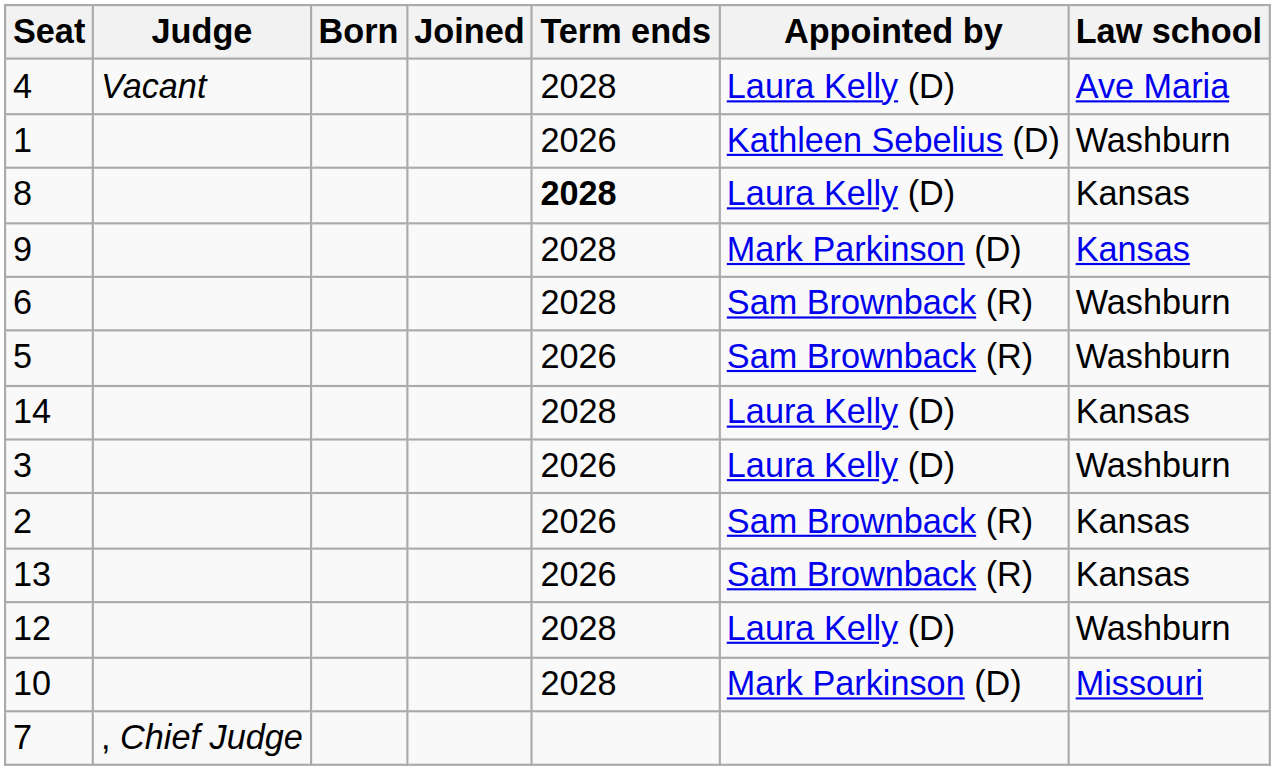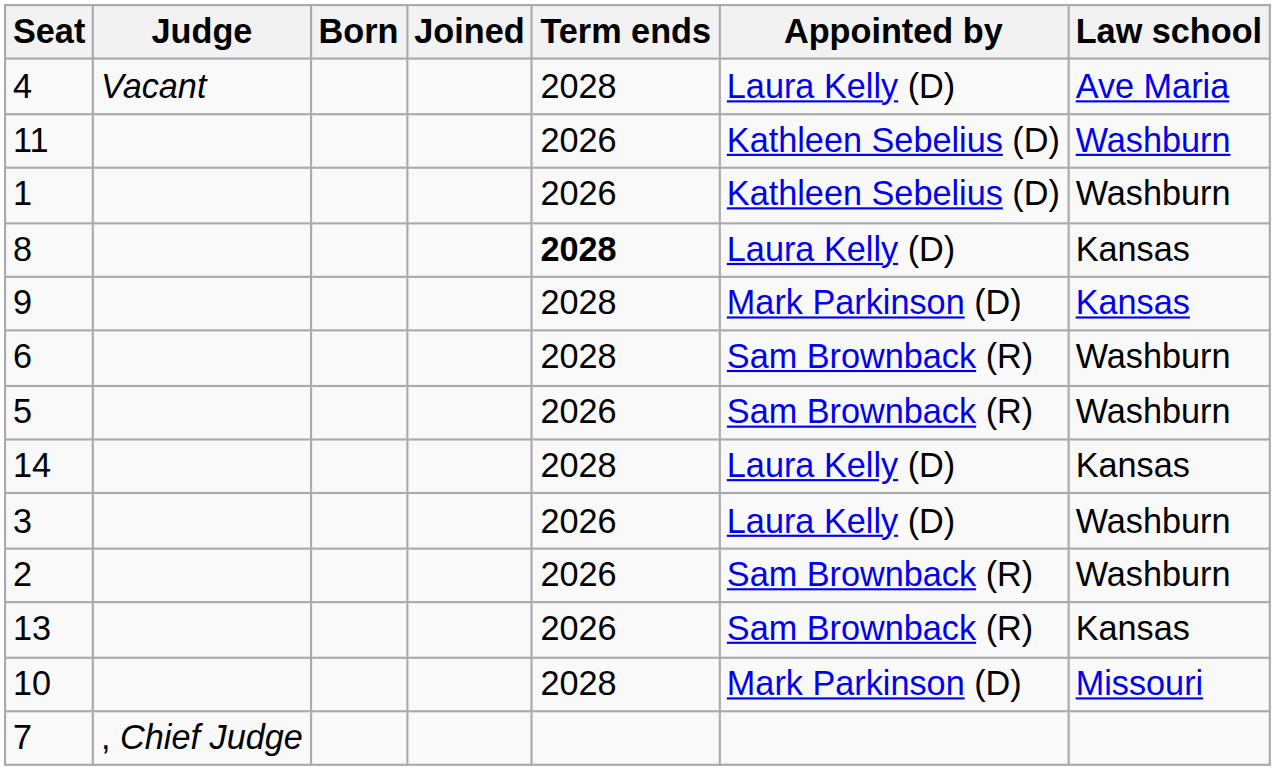+ row: (31, 140)
(1133, 520) Kansas -> (1153, 574) Washburn
- row: (32, 628)
